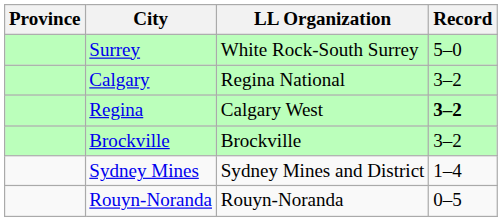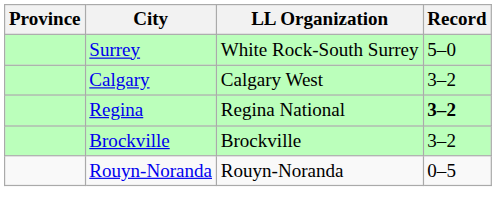(283, 79) Regina National -> (272, 79) Calgary West
(272, 110) Calgary West -> (283, 110) Regina National
- row: (144, 170)
